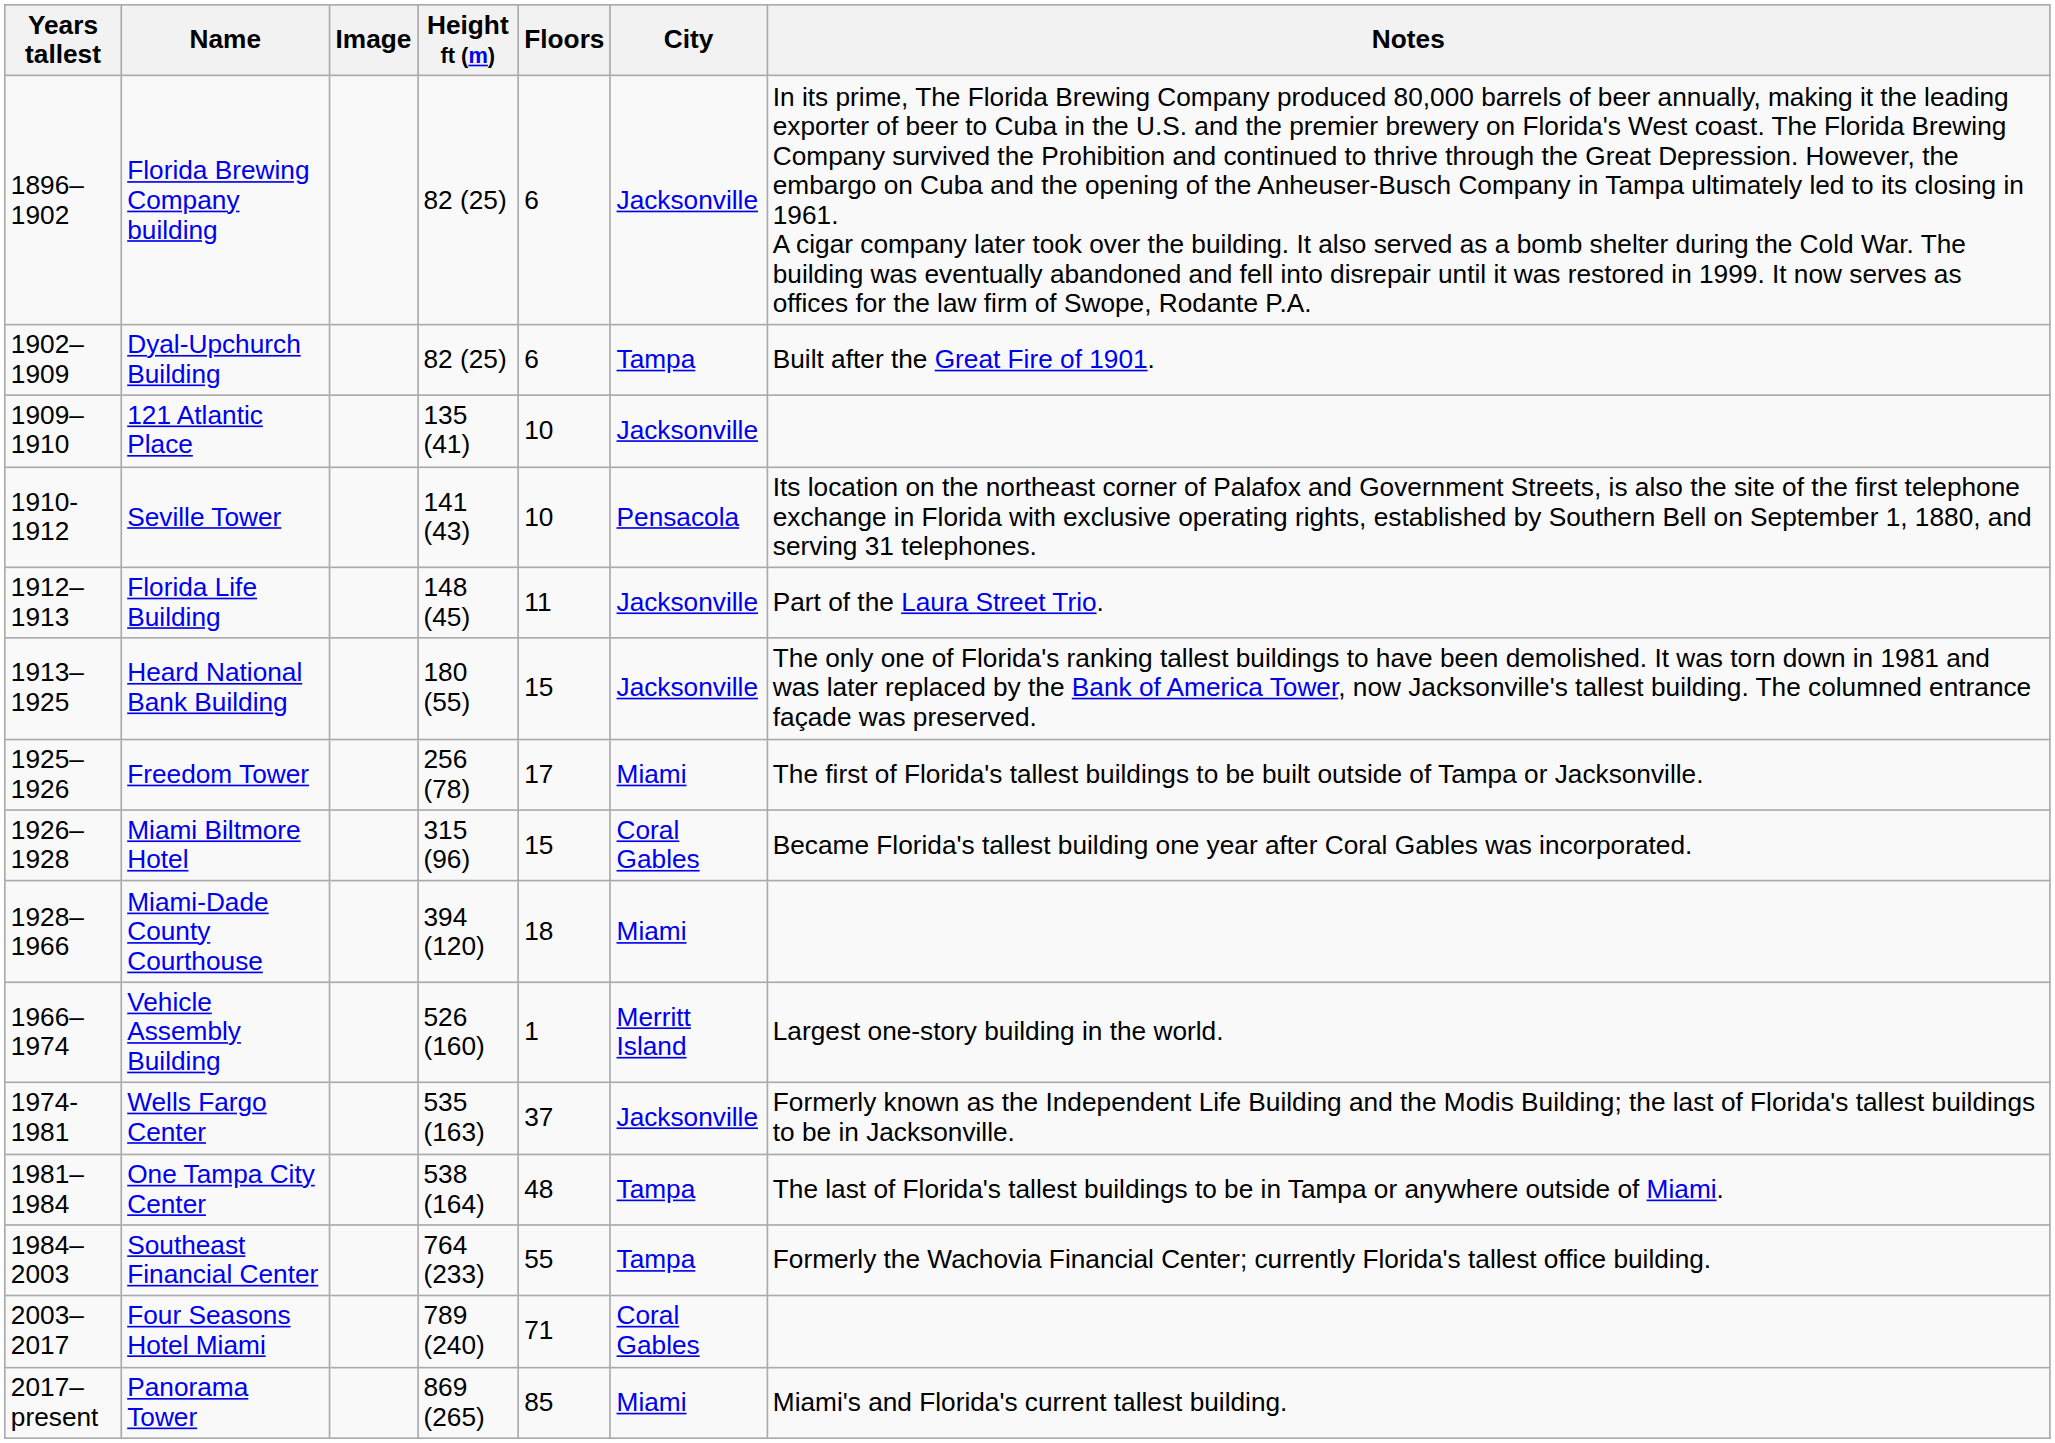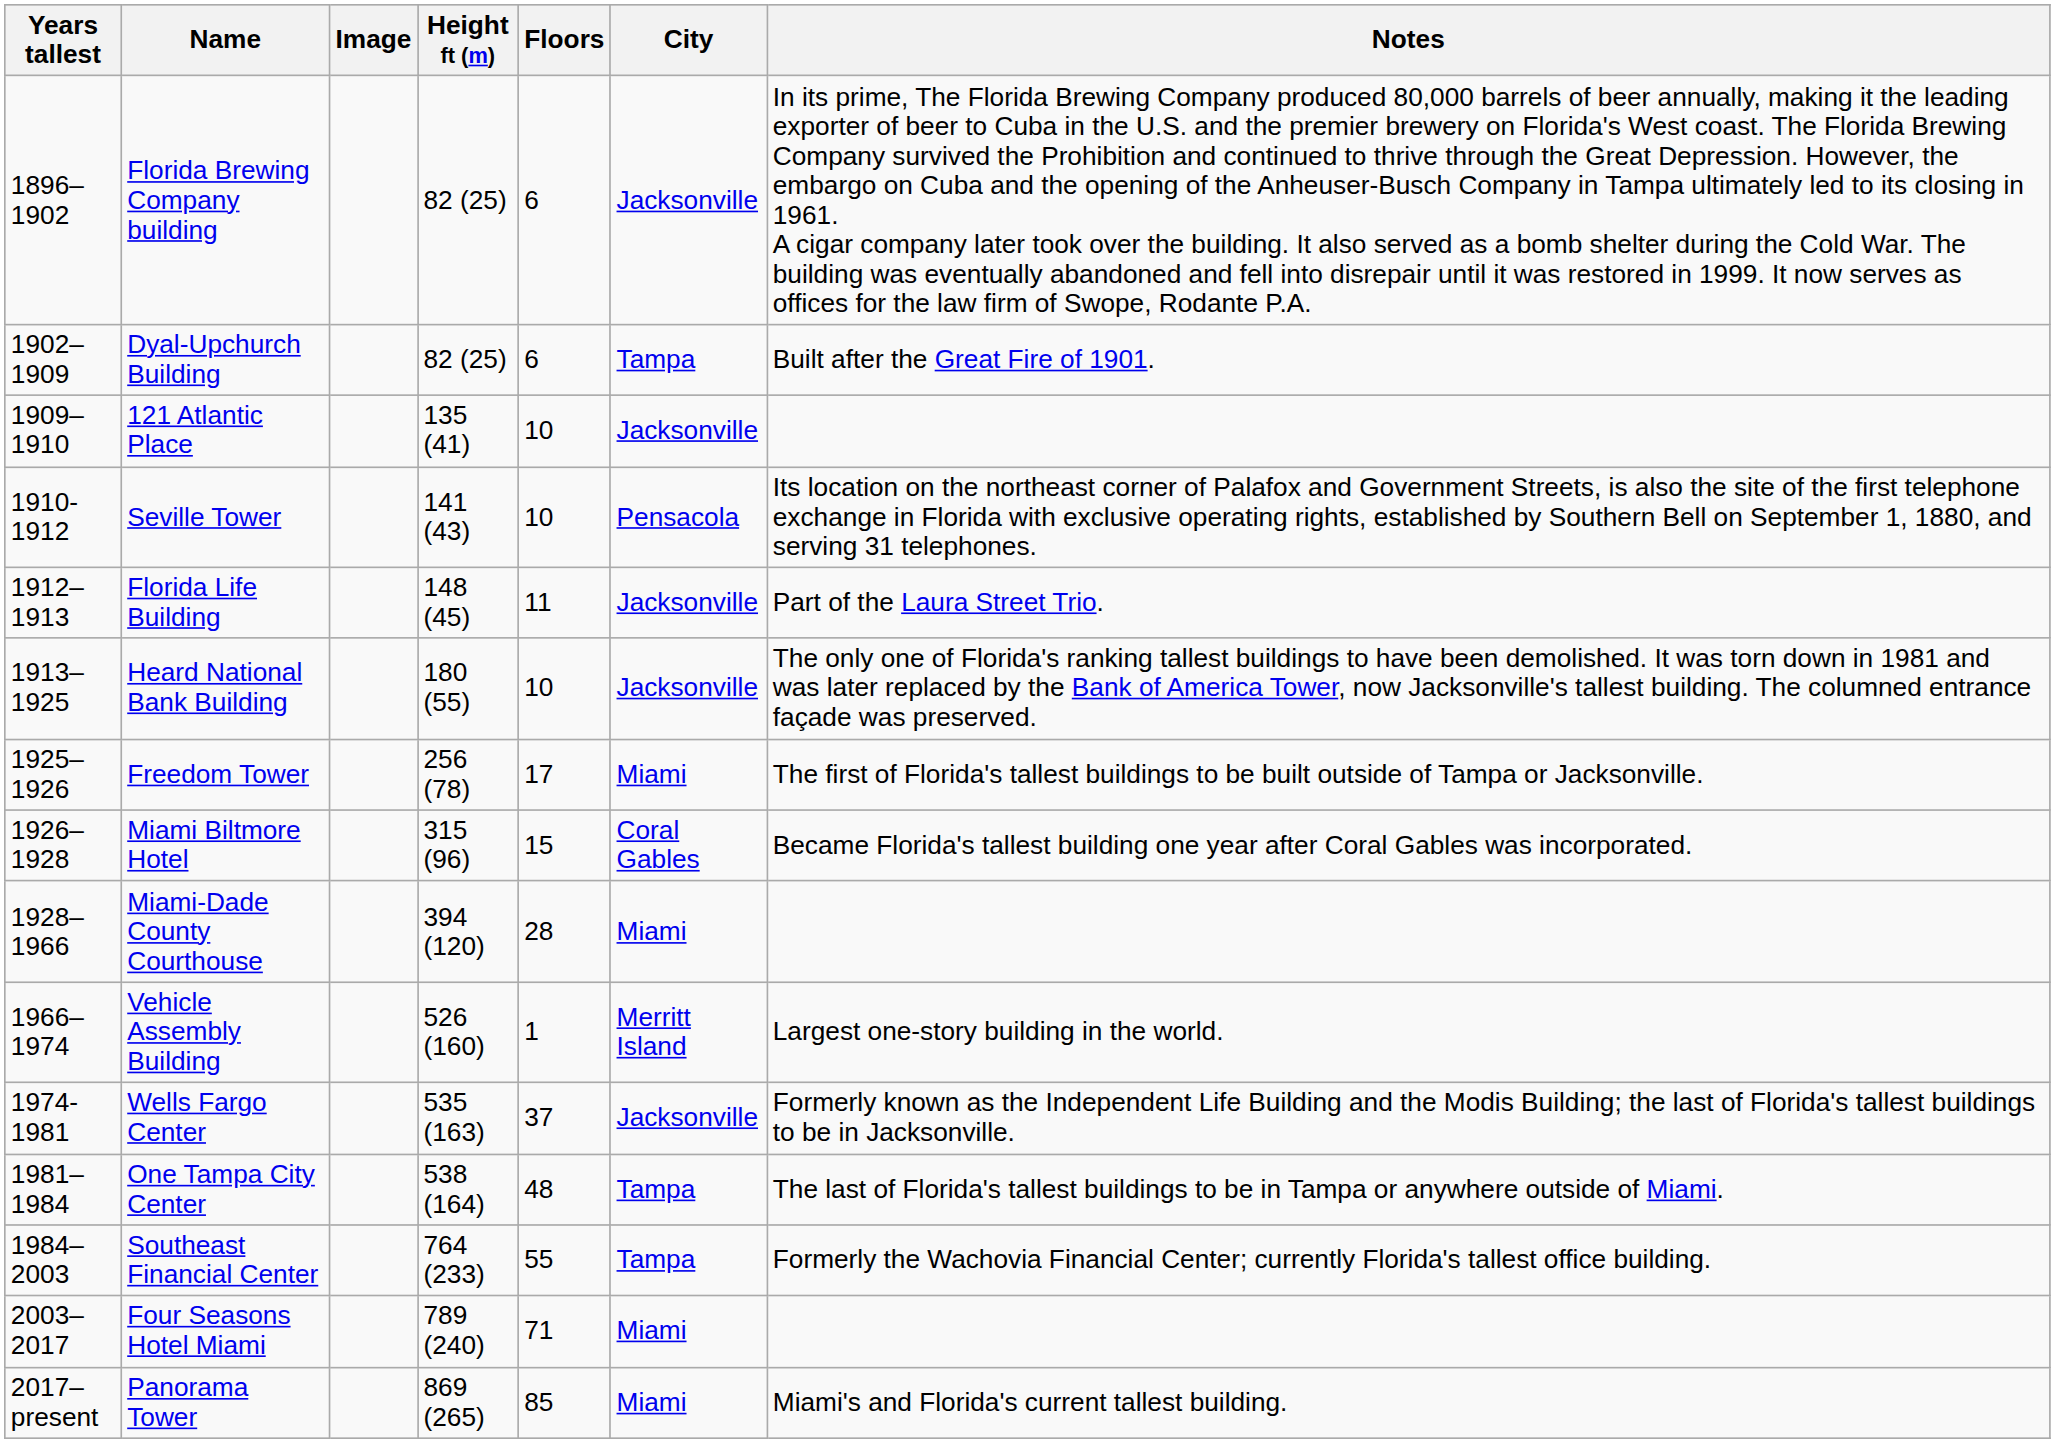(539, 688) 15 -> (539, 688) 10
(539, 931) 18 -> (539, 931) 28
(658, 1331) Coral Gables -> (652, 1331) Miami
